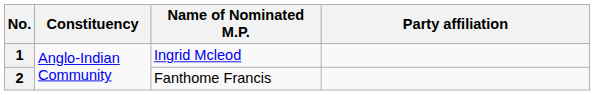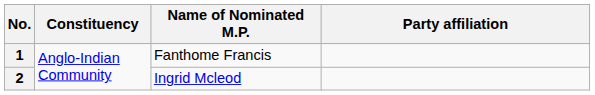(198, 55) Ingrid Mcleod -> (213, 55) Fanthome Francis
(213, 78) Fanthome Francis -> (198, 78) Ingrid Mcleod
